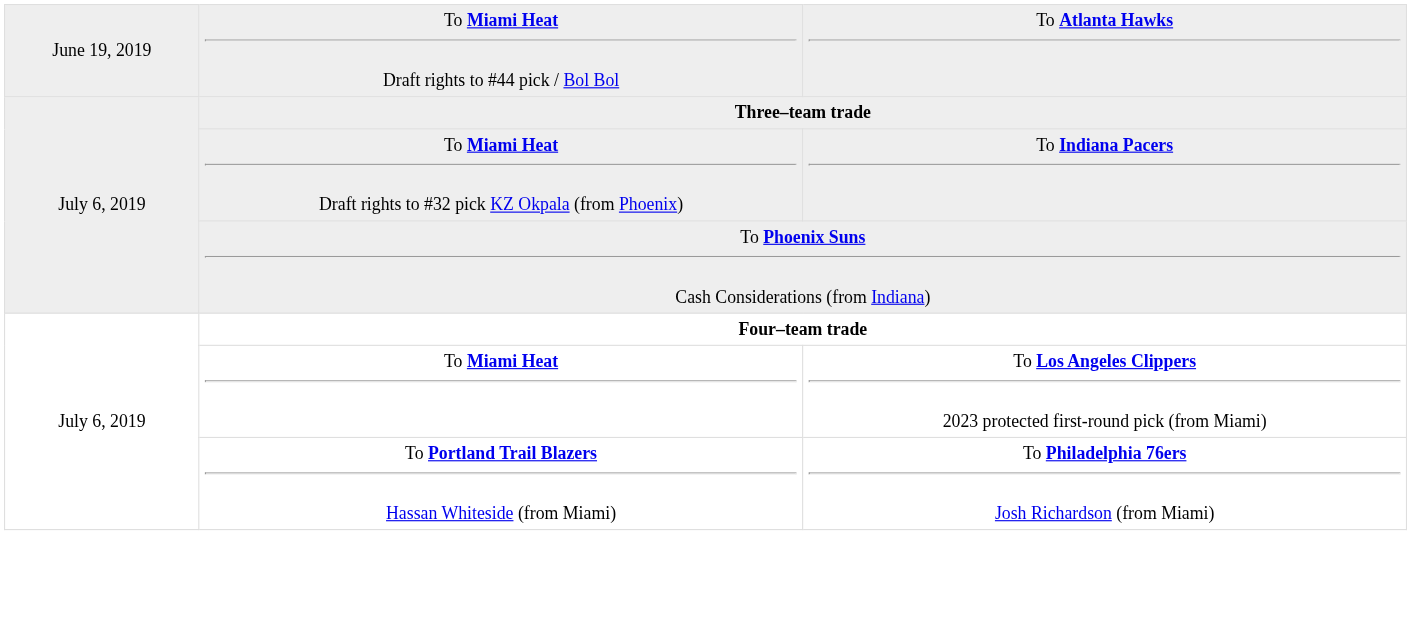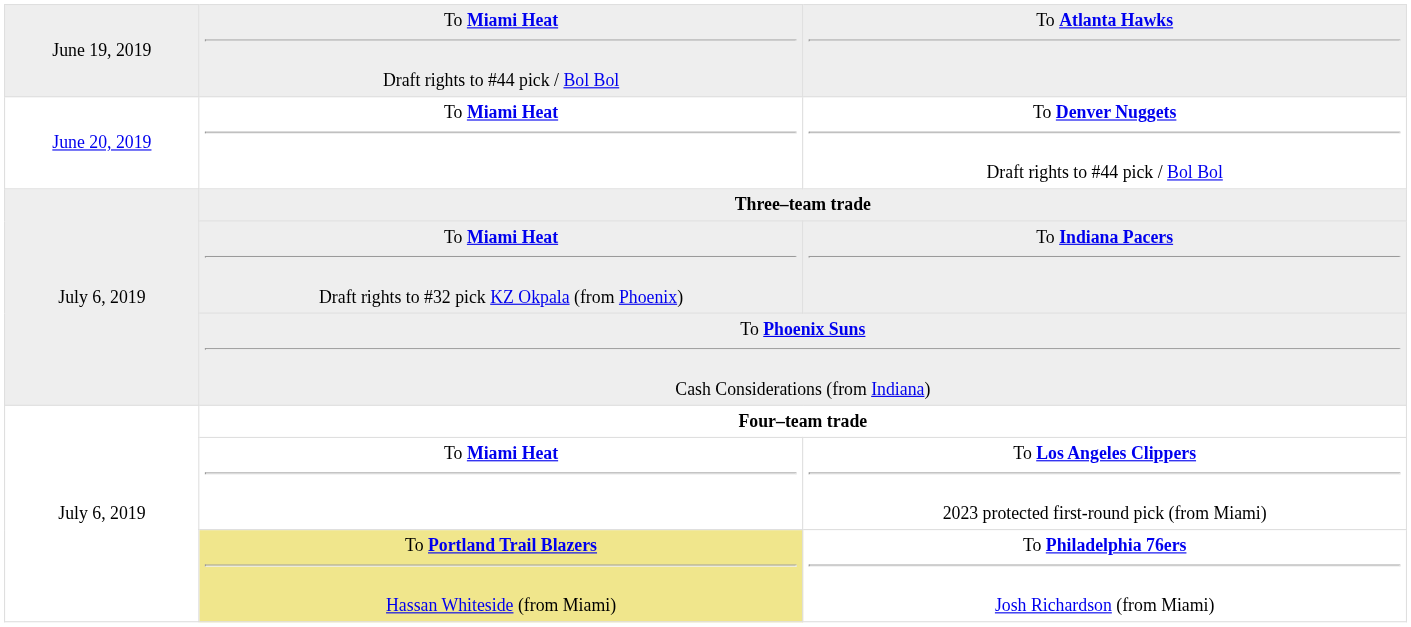+ row: (1105, 142)
(501, 483) no background -> (501, 575) khaki background
